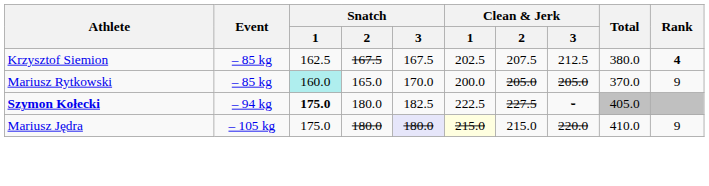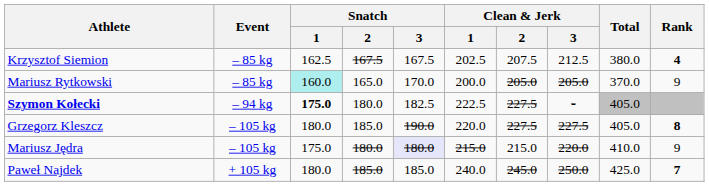+ row: (55, 125)
(470, 125) lightyellow background -> (471, 148) no background
+ row: (45, 170)
